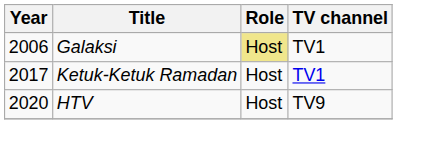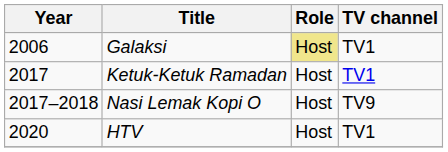+ row: (184, 103)
(309, 103) TV9 -> (359, 132) TV1
